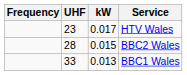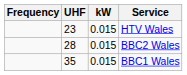(103, 29) 0.017 -> (103, 29) 0.015
(70, 62) 33 -> (70, 62) 35
(103, 62) 0.013 -> (103, 62) 0.015
